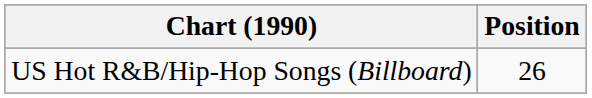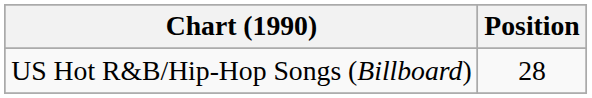(532, 70) 26 -> (532, 70) 28
